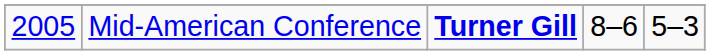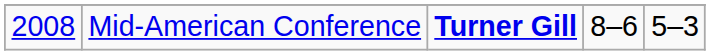(43, 27) 2005 -> (43, 27) 2008
